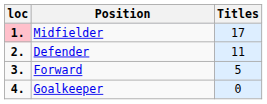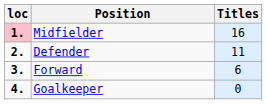(238, 33) 17 -> (238, 33) 16
(238, 70) 5 -> (238, 70) 6
